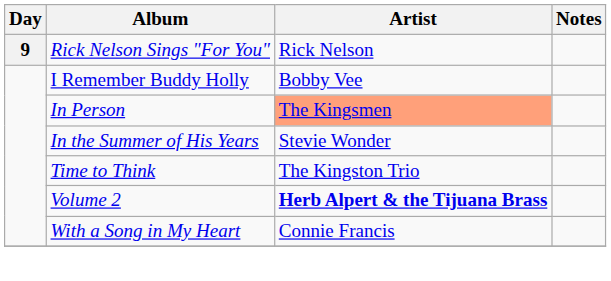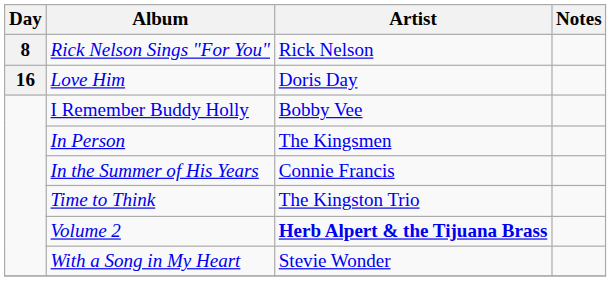(25, 49) 9 -> (25, 49) 8
+ row: (88, 79)
(335, 110) lightsalmon background -> (335, 140) no background
(335, 140) Stevie Wonder -> (337, 170) Connie Francis
(337, 230) Connie Francis -> (335, 261) Stevie Wonder
